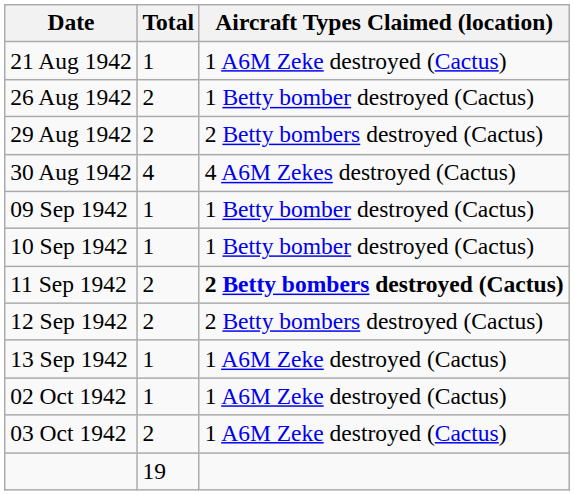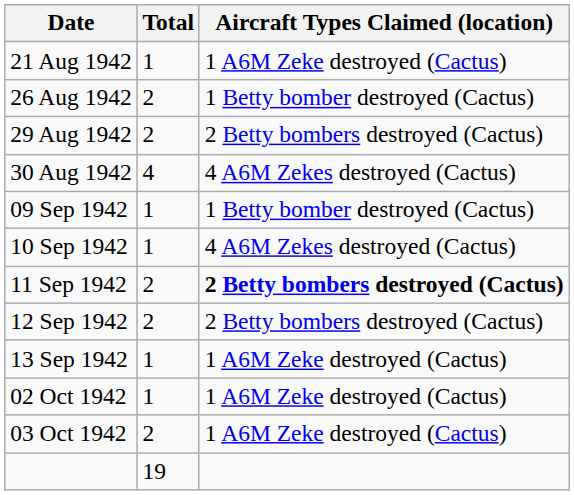(369, 246) 1 Betty bomber destroyed (Cactus) -> (360, 246) 4 A6M Zekes destroyed (Cactus)
